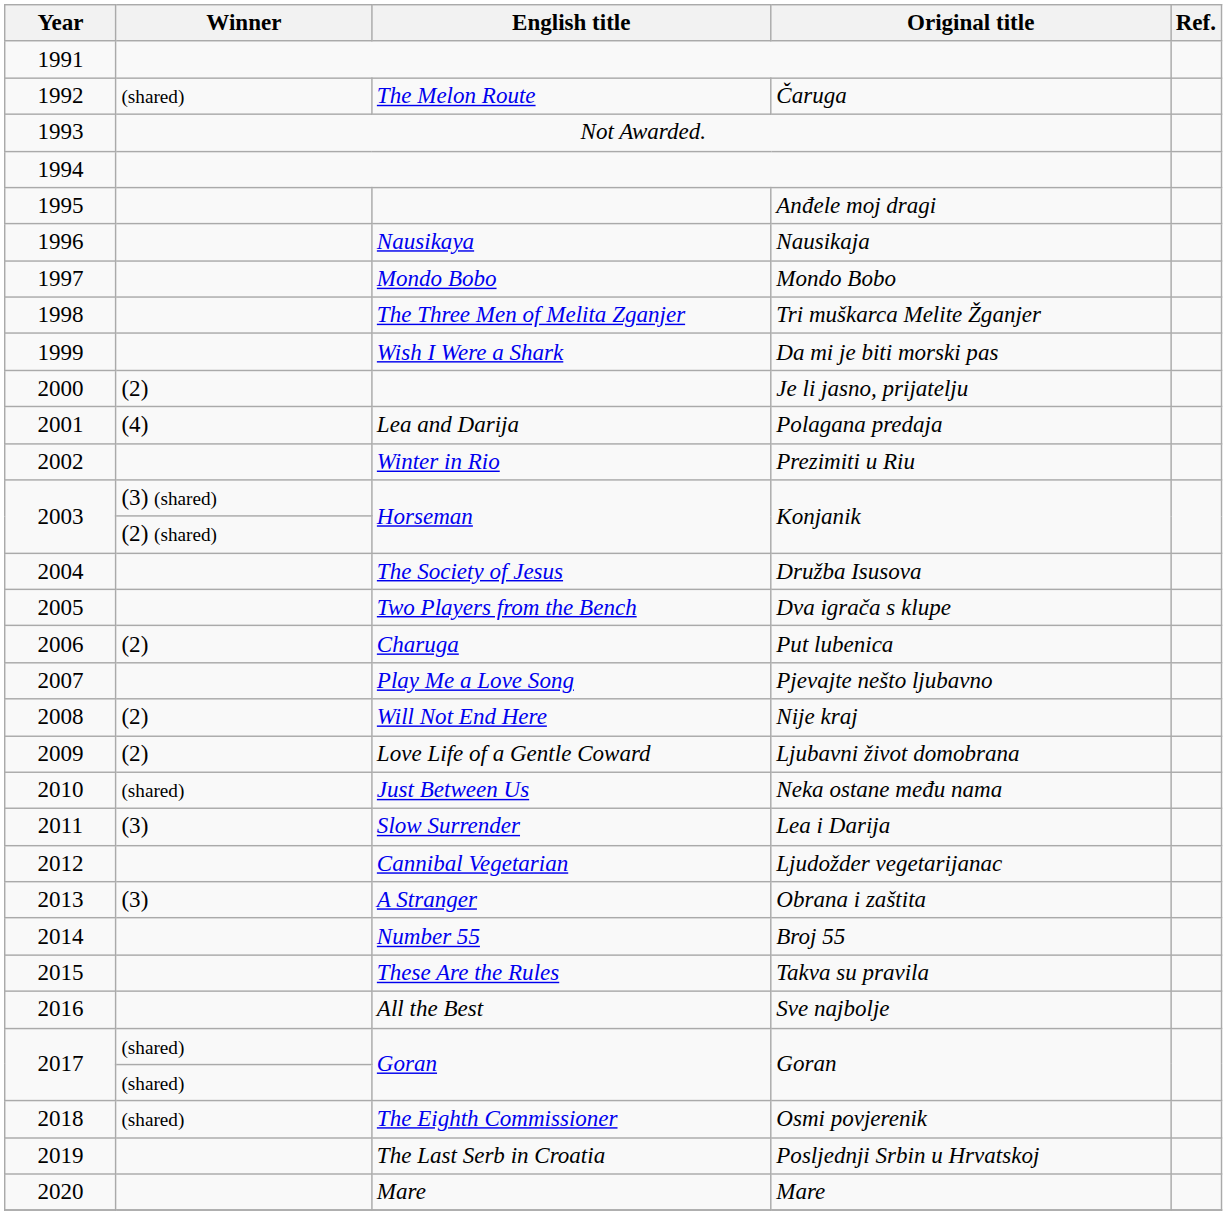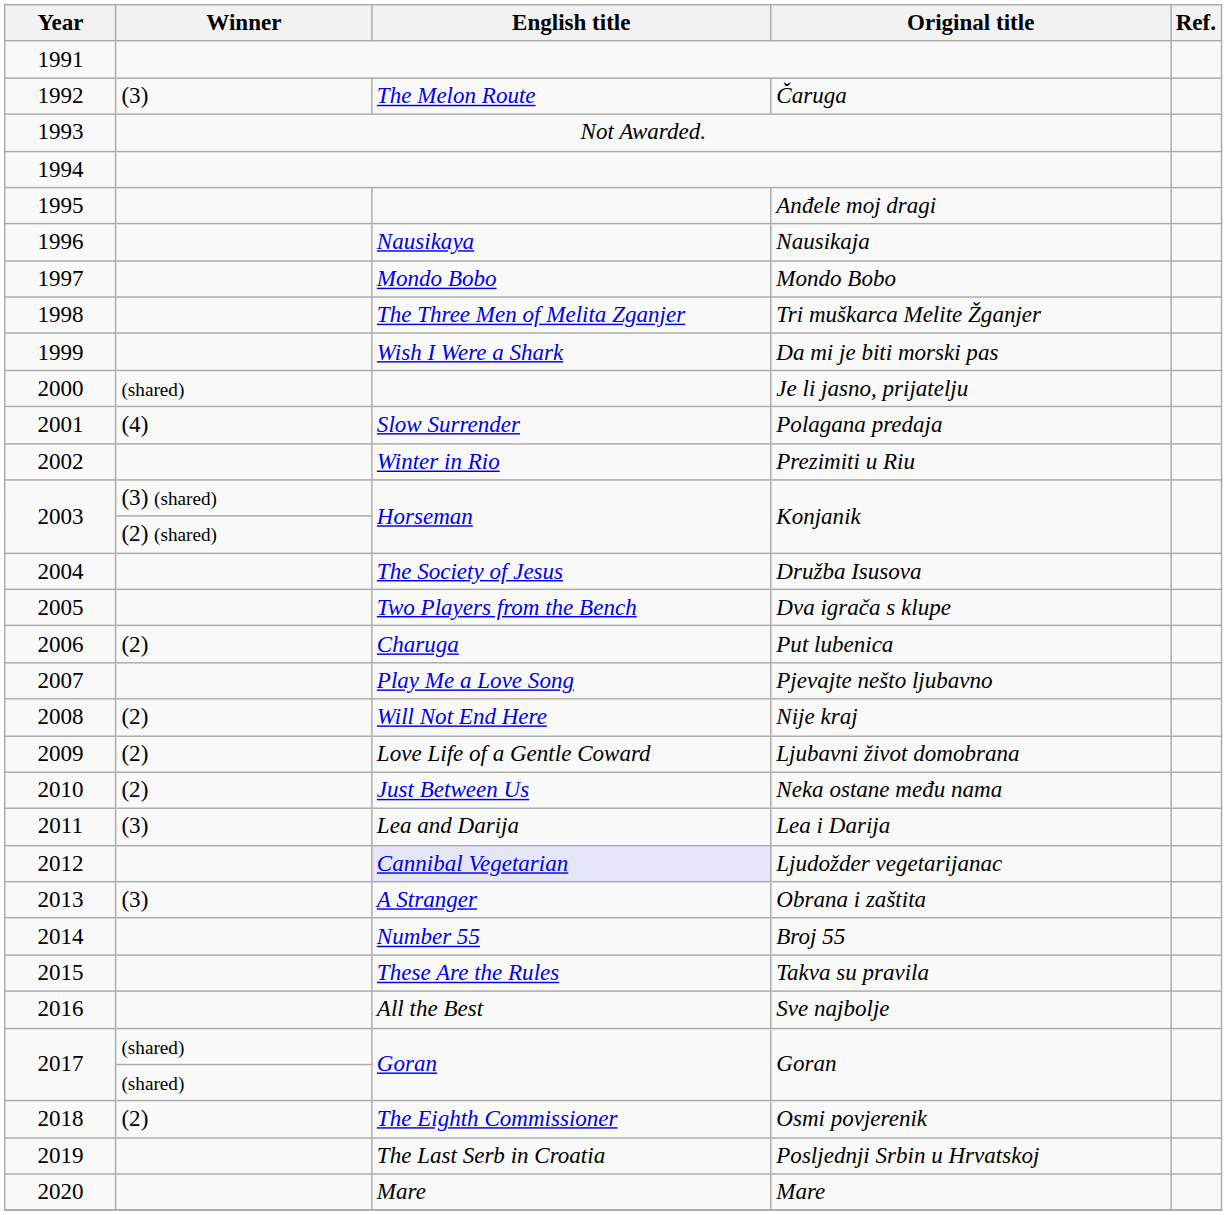(153, 97) (shared) -> (135, 95) (3)
(135, 388) (2) -> (153, 389) (shared)
(448, 424) Lea and Darija -> (448, 424) Slow Surrender
(153, 791) (shared) -> (135, 790) (2)
(448, 826) Slow Surrender -> (448, 826) Lea and Darija
(473, 863) no background -> (473, 863) lavender background
(153, 1120) (shared) -> (135, 1118) (2)
